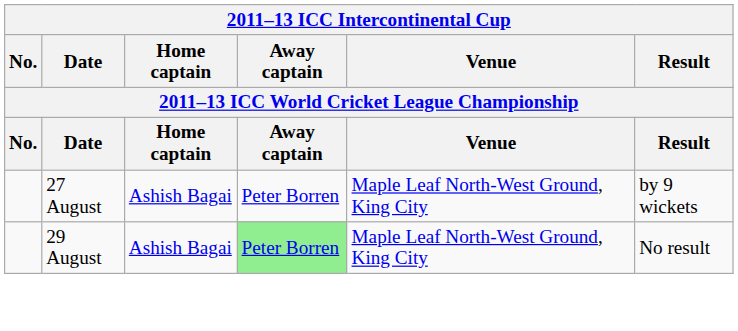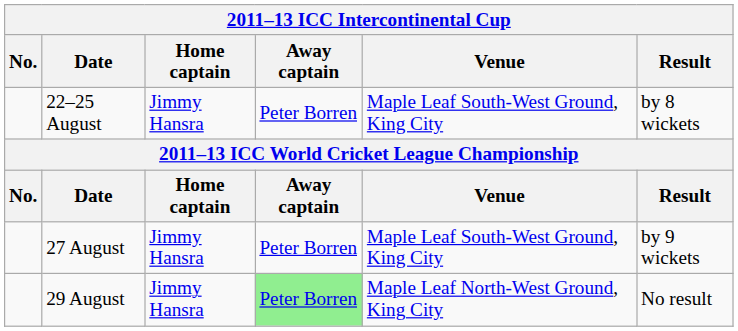+ row: (74, 113)
(180, 195) Ashish Bagai -> (177, 247) Jimmy Hansra
(477, 195) Maple Leaf North-West Ground, King City -> (492, 247) Maple Leaf South-West Ground, King City
(180, 247) Ashish Bagai -> (177, 299) Jimmy Hansra
